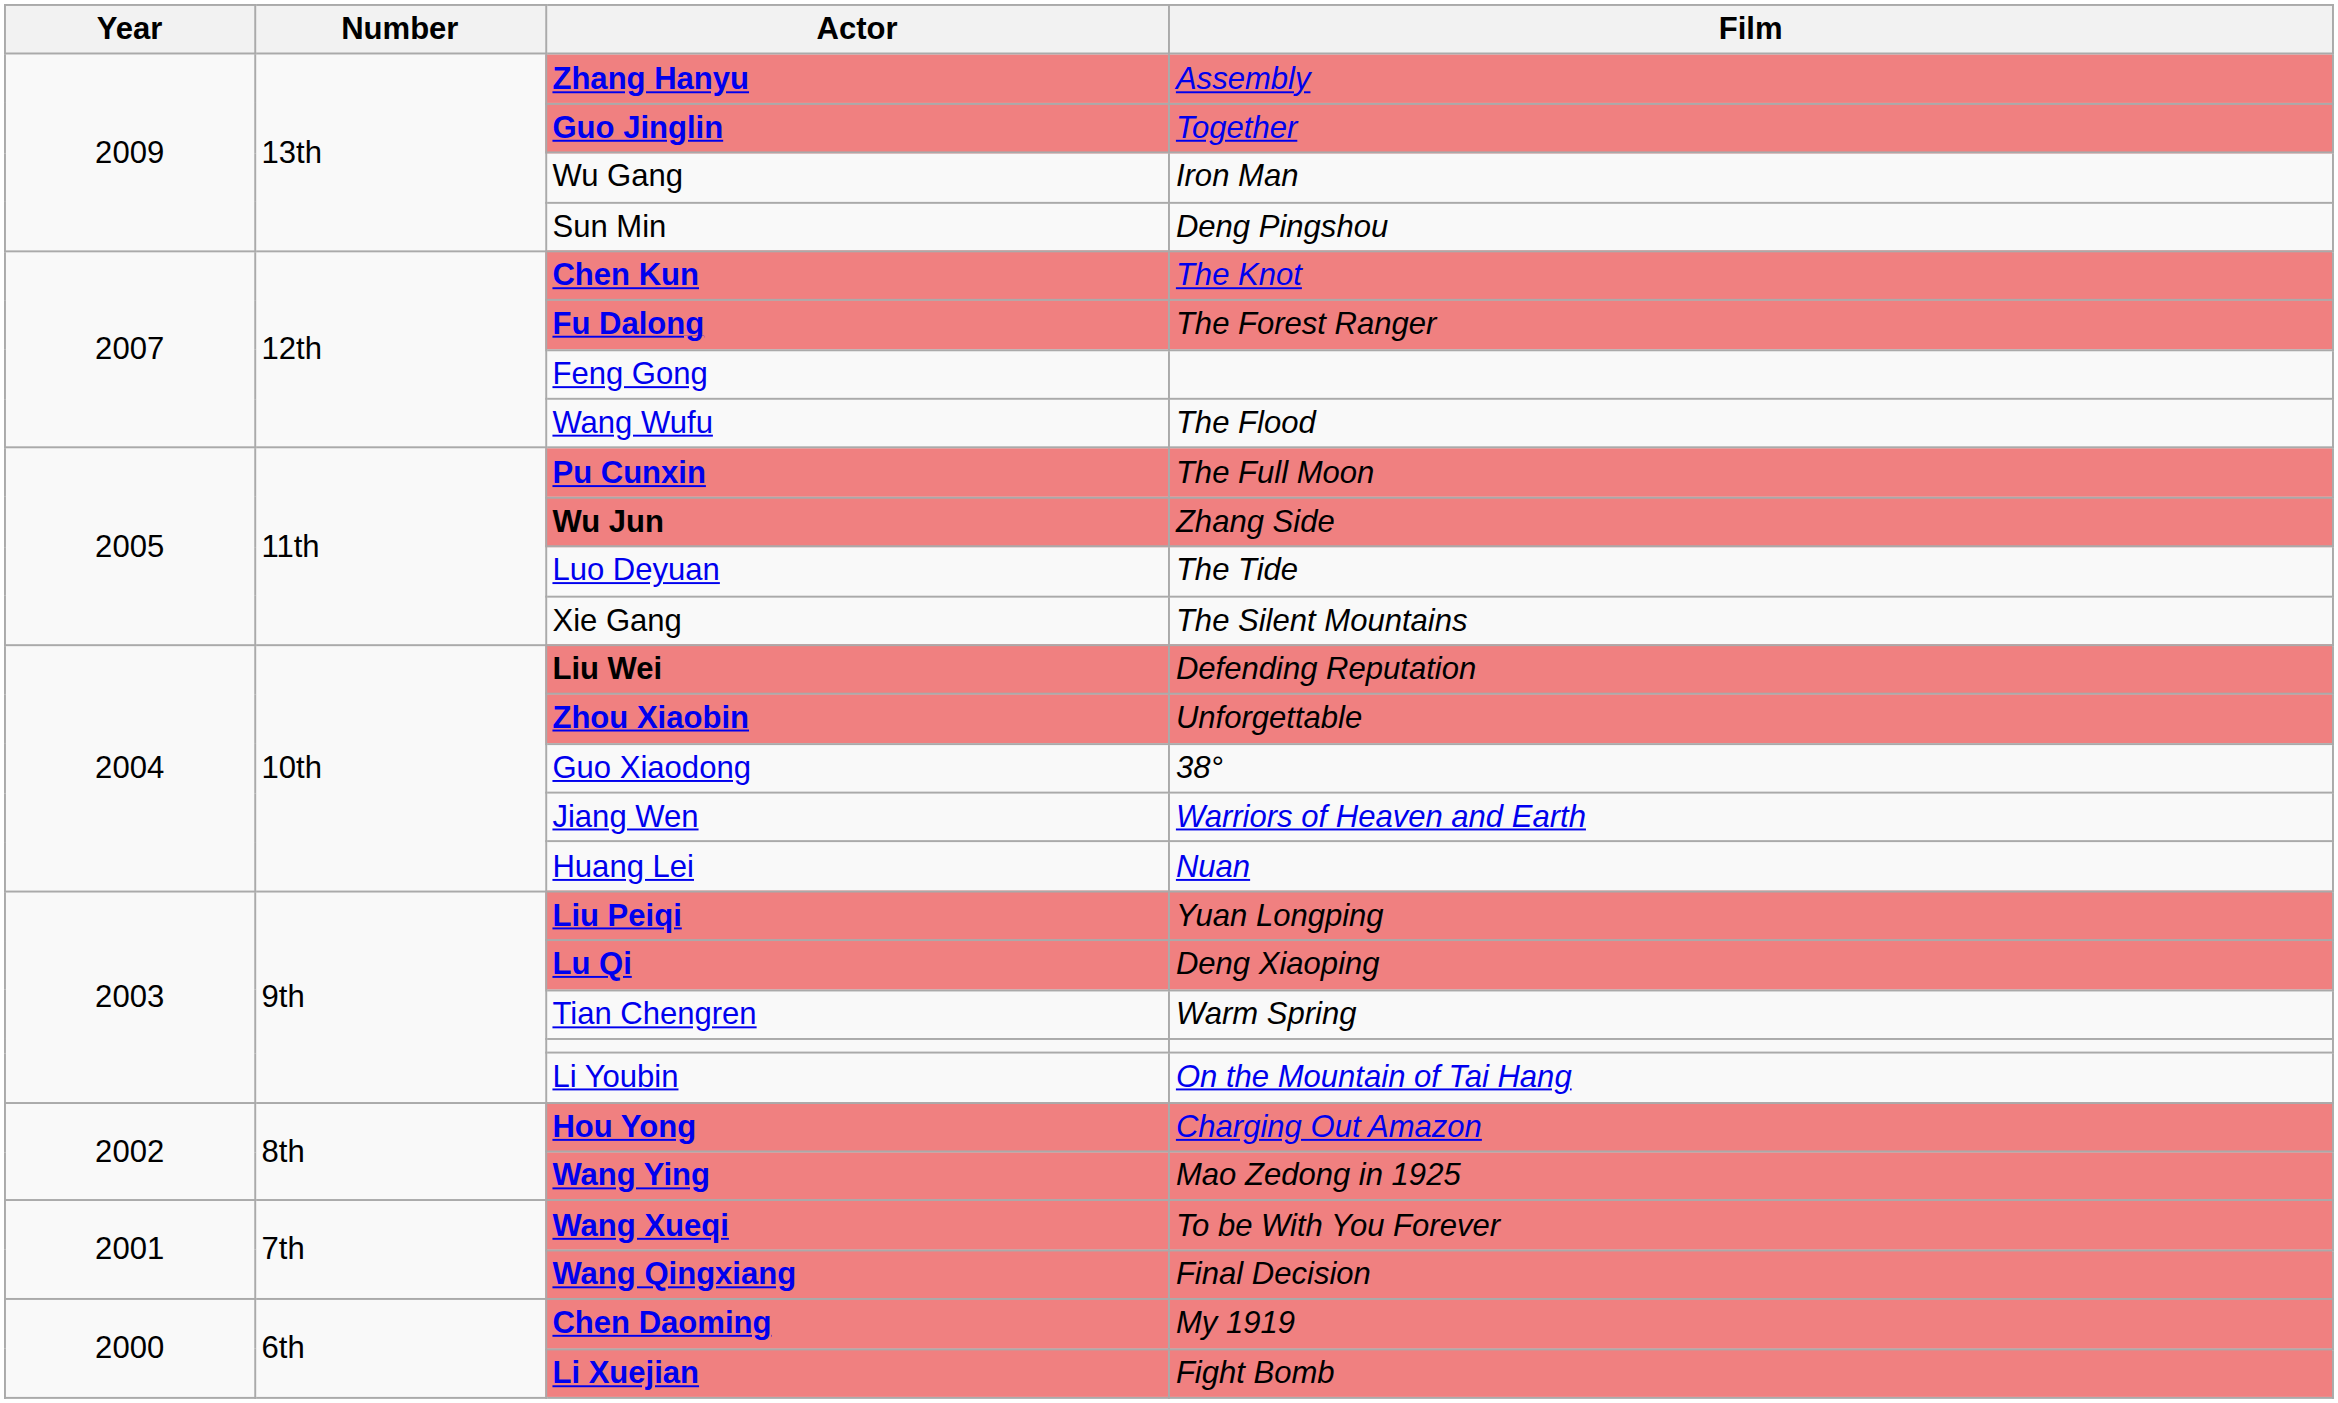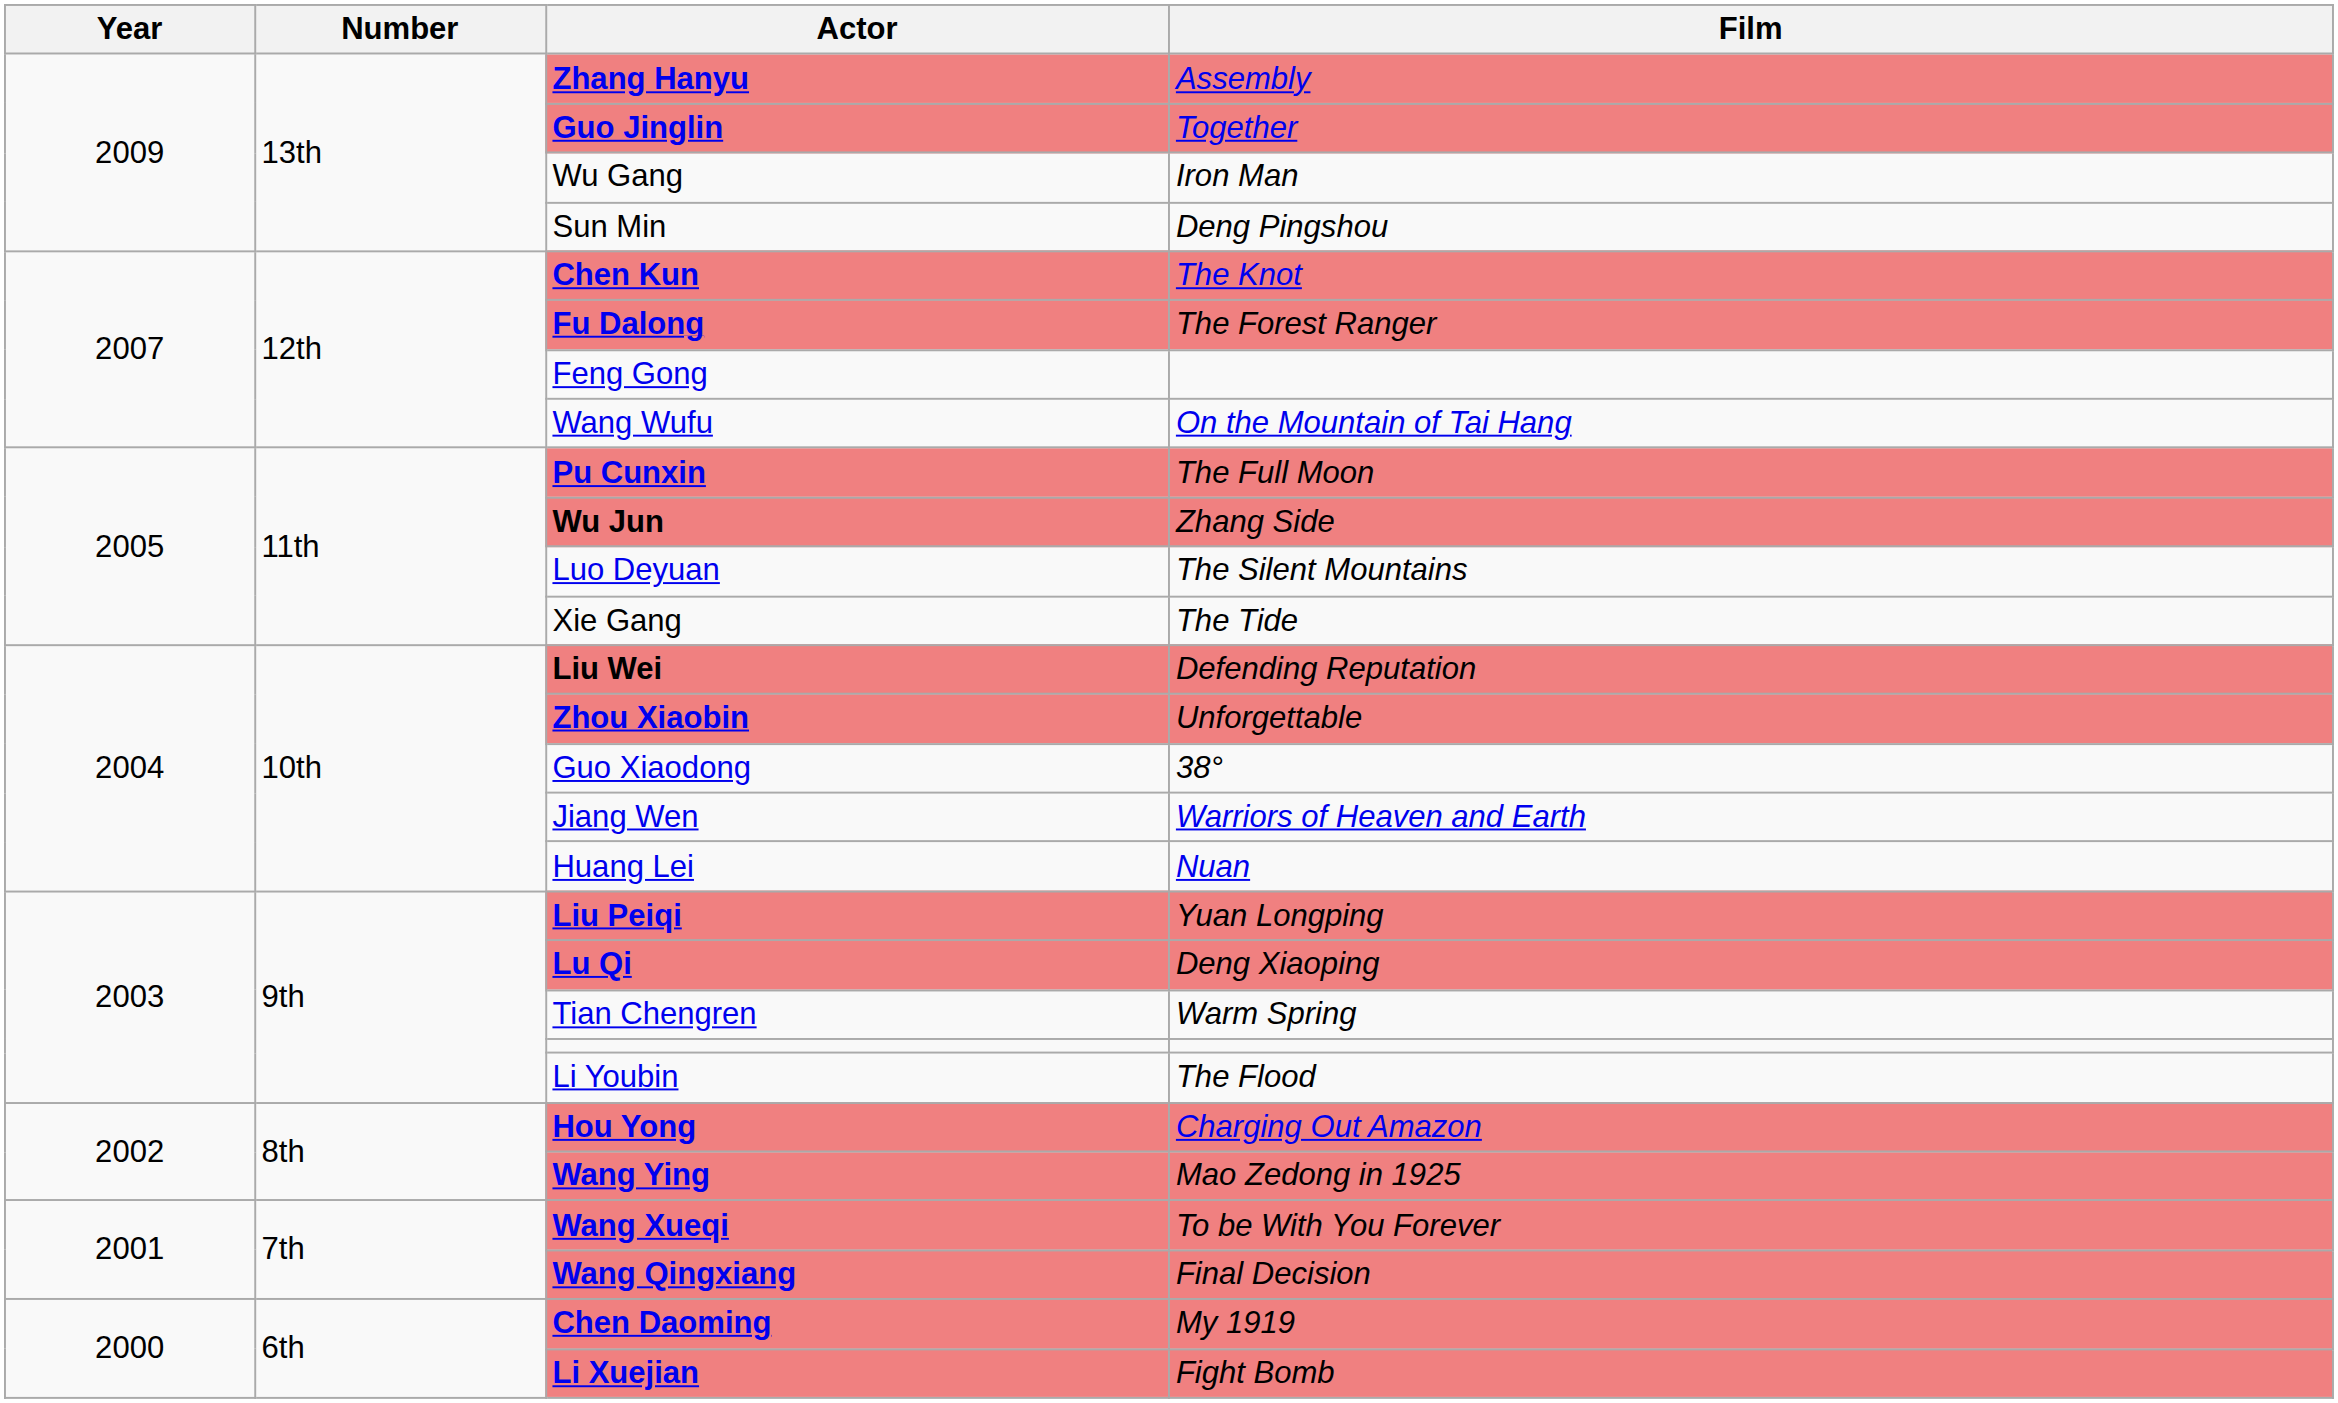(1246, 422) The Flood -> (1374, 422) On the Mountain of Tai Hang
(1237, 570) The Tide -> (1322, 570) The Silent Mountains
(1322, 619) The Silent Mountains -> (1237, 619) The Tide
(1374, 1077) On the Mountain of Tai Hang -> (1246, 1077) The Flood
